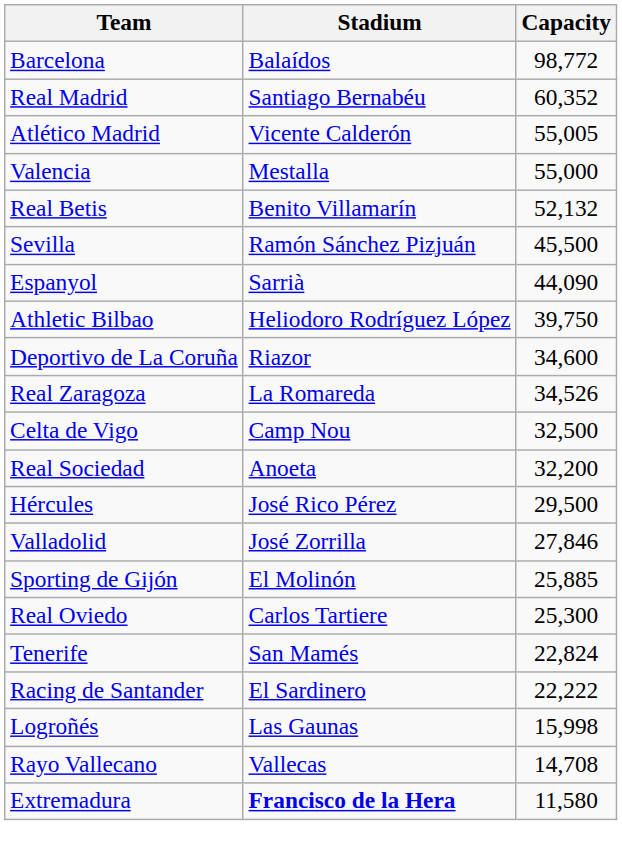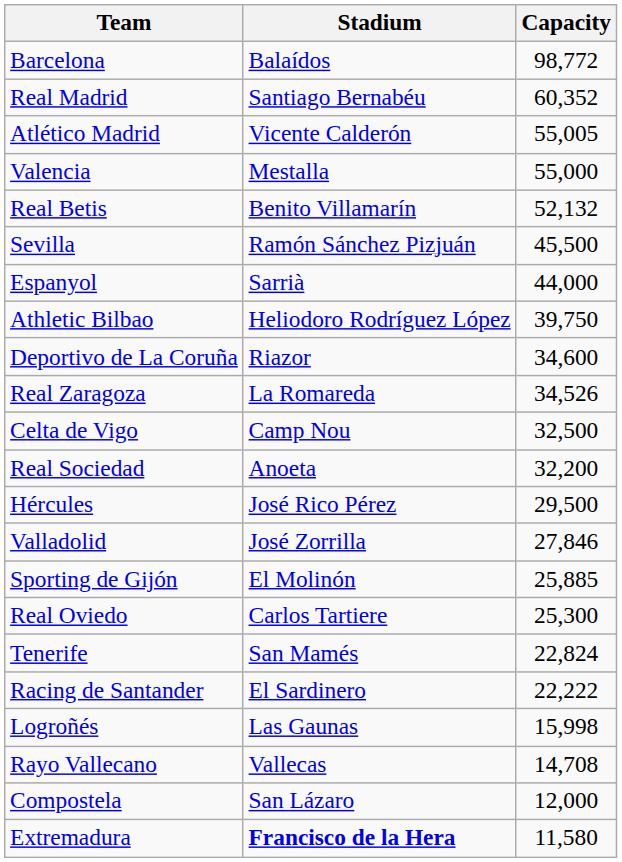(566, 282) 44,090 -> (566, 282) 44,000
+ row: (66, 801)
